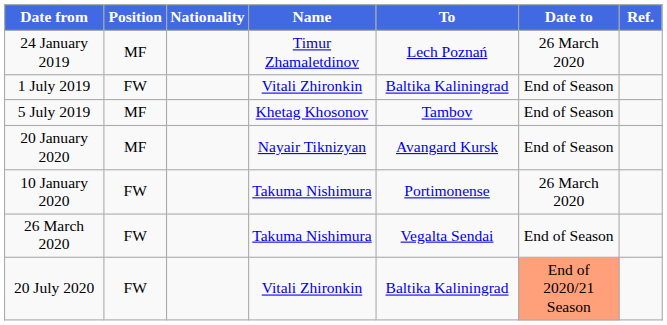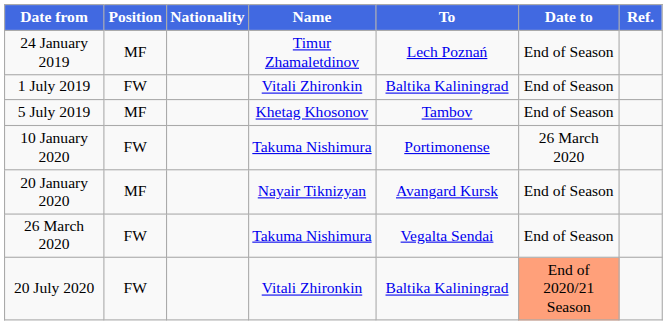(569, 52) 26 March 2020 -> (569, 52) End of Season
rows swapped: (54, 191) <-> (54, 147)
